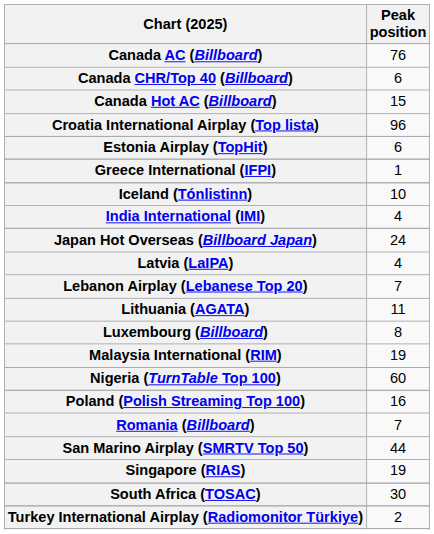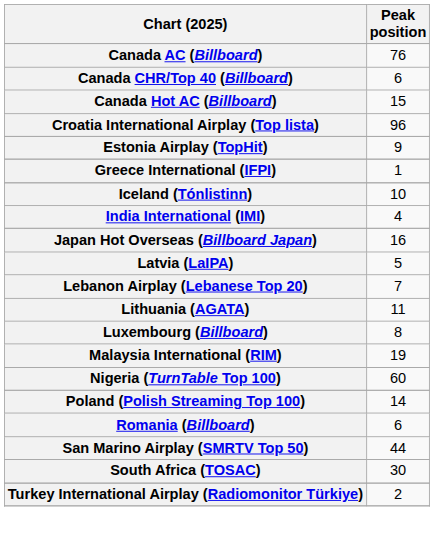(398, 147) 6 -> (398, 147) 9
(398, 240) 24 -> (398, 240) 16
(398, 263) 4 -> (398, 263) 5
(398, 401) 16 -> (398, 401) 14
(398, 424) 7 -> (398, 424) 6
- row: (185, 471)
